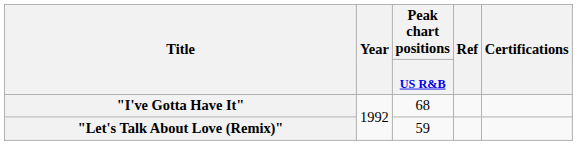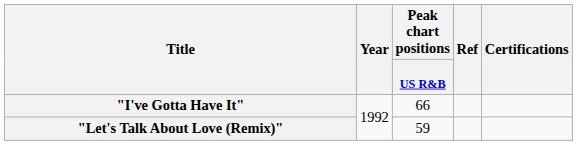(423, 105) 68 -> (423, 105) 66
